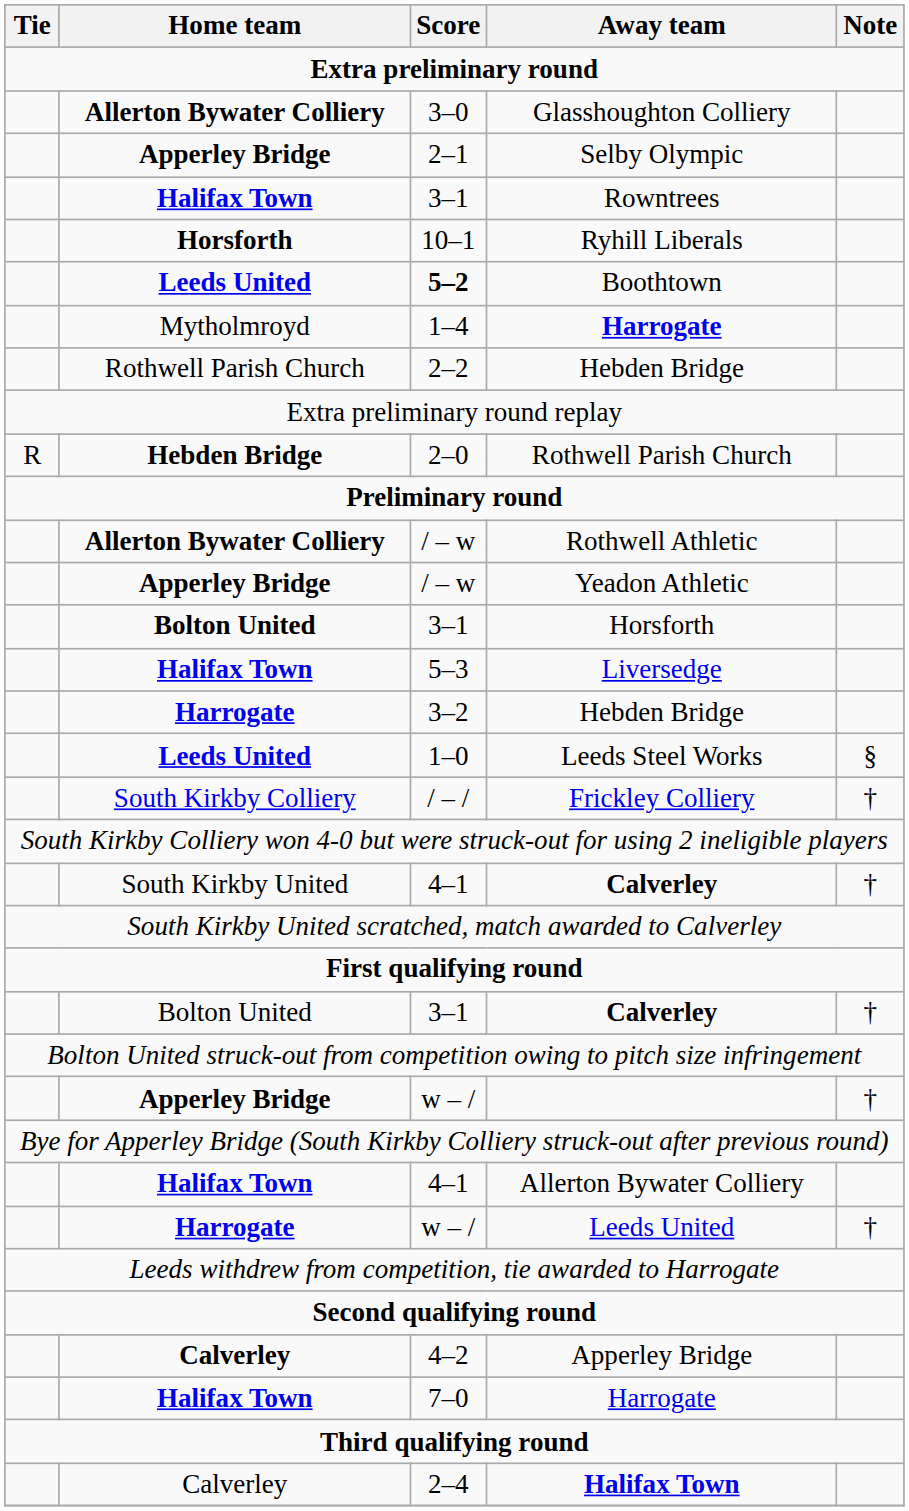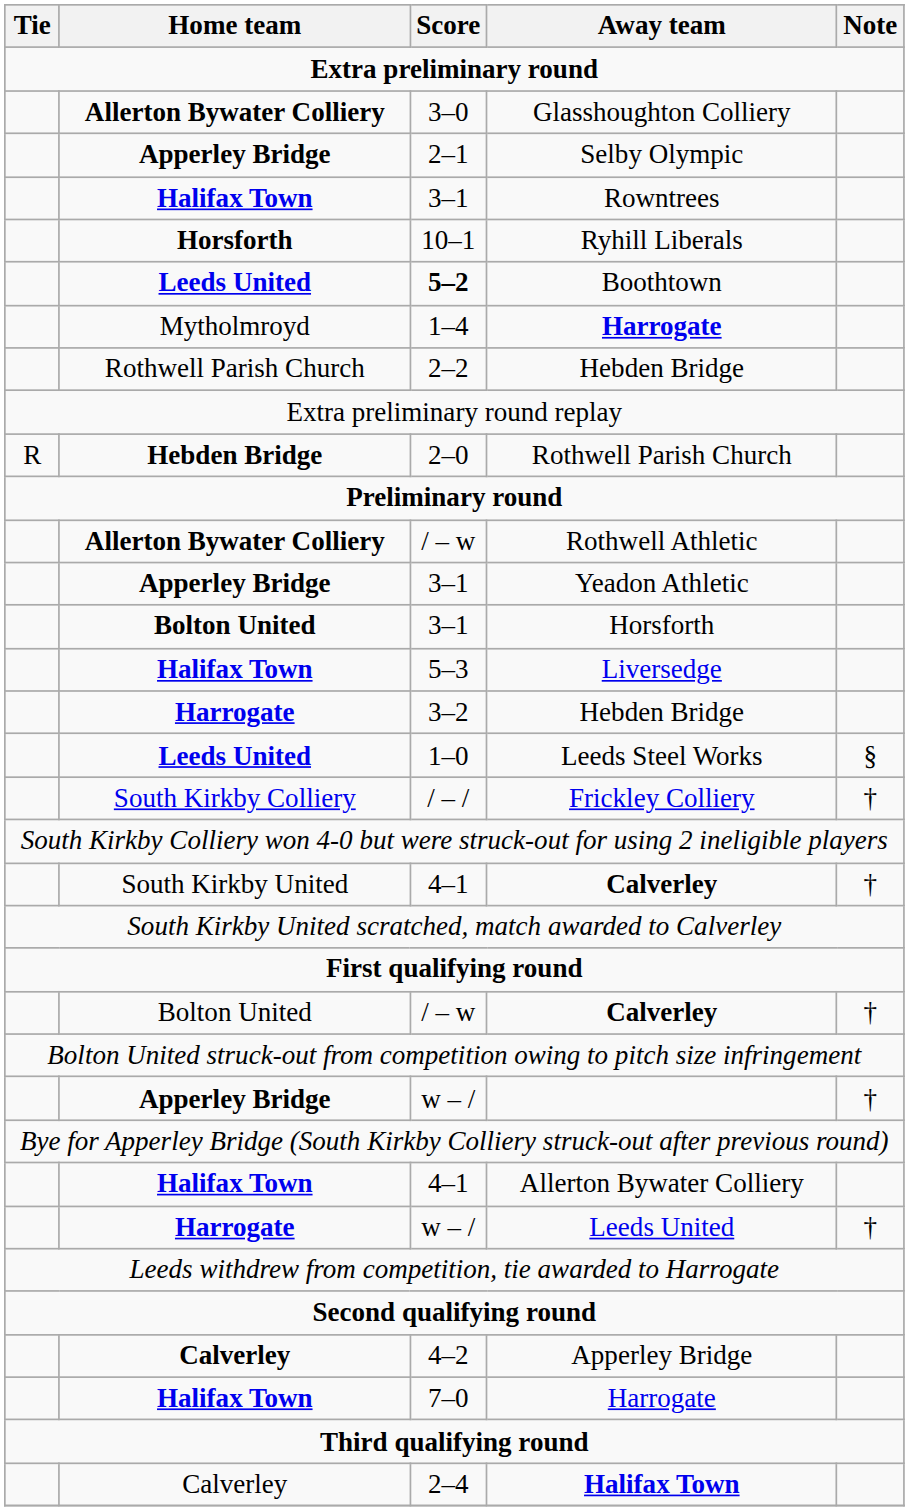(448, 583) / – w -> (448, 583) 3–1
(448, 1012) 3–1 -> (448, 1012) / – w
